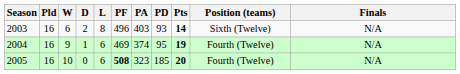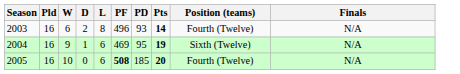- column: (141, 12)
(240, 28) Sixth (Twelve) -> (220, 28) Fourth (Twelve)
(240, 45) Fourth (Twelve) -> (220, 45) Sixth (Twelve)
